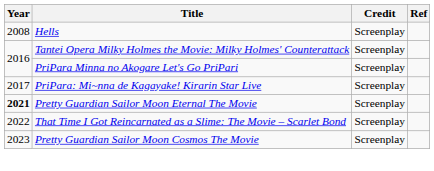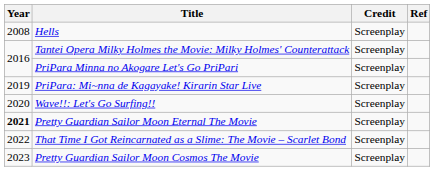(18, 85) 2017 -> (18, 85) 2019
+ row: (95, 103)
